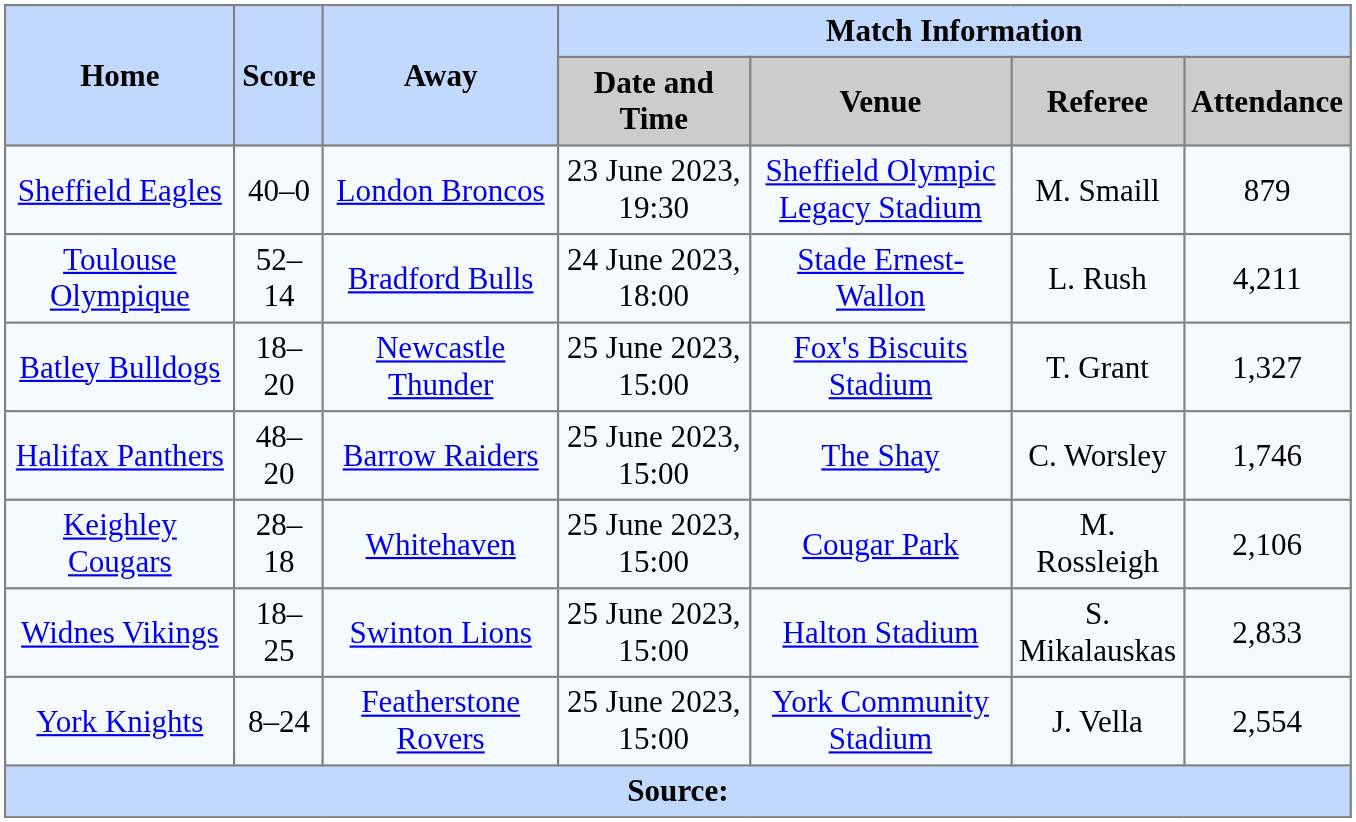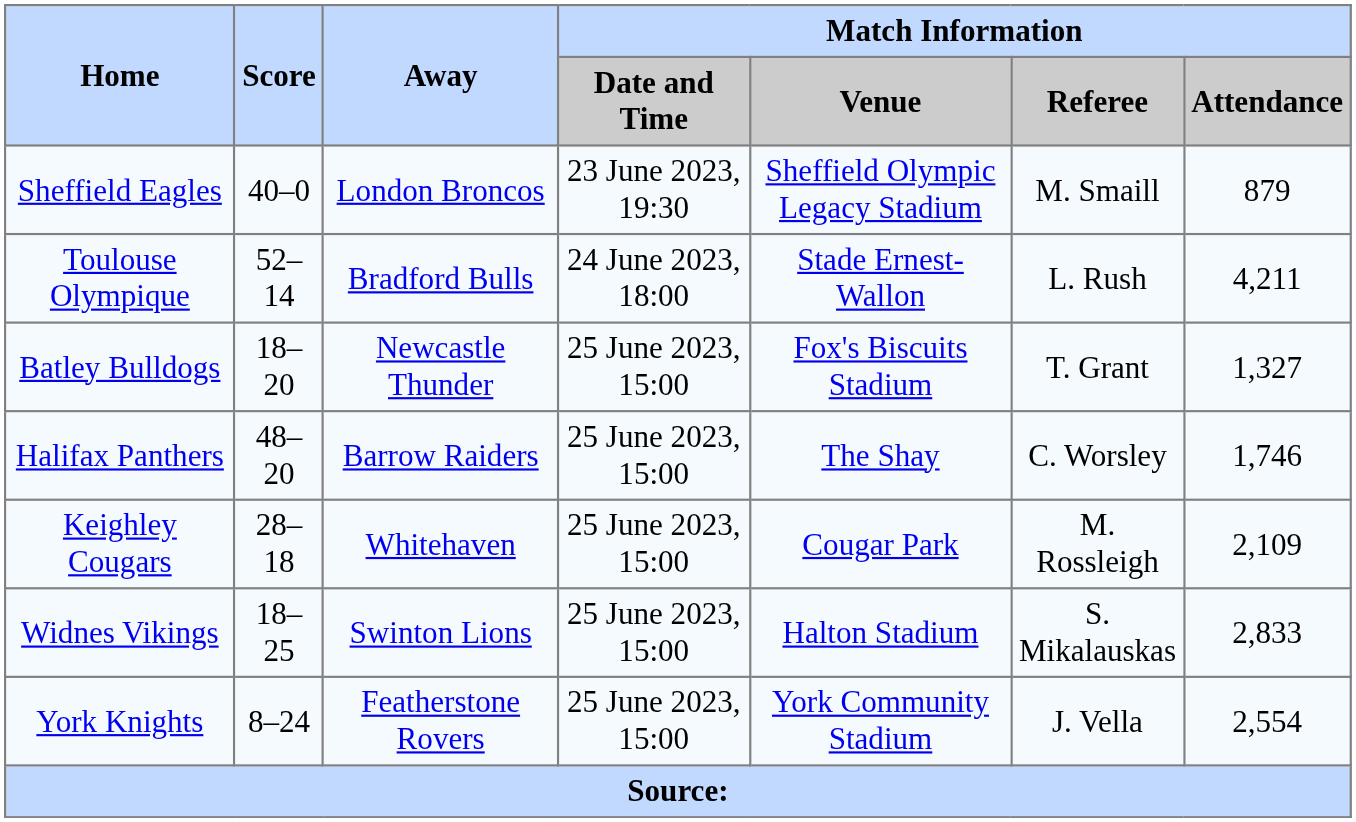(1267, 543) 2,106 -> (1267, 543) 2,109
